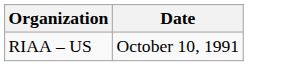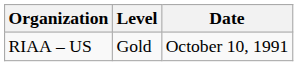+ column: (137, 18)
